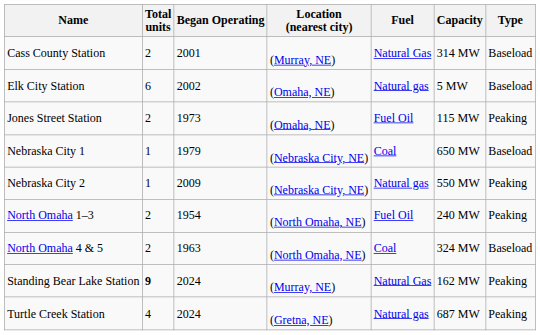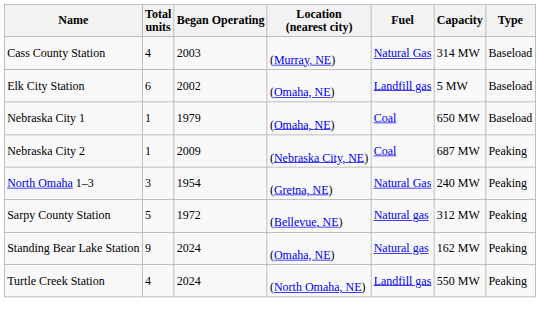(148, 53) 2 -> (148, 53) 4
(189, 53) 2001 -> (189, 53) 2003
(401, 85) Natural gas -> (402, 85) Landfill gas
- row: (54, 118)
(319, 157) (Nebraska City, NE) -> (302, 125) (Omaha, NE)
(401, 183) Natural gas -> (385, 150) Coal
(458, 183) 550 MW -> (458, 150) 687 MW
(148, 215) 2 -> (148, 183) 3
(318, 222) (North Omaha, NE) -> (301, 190) (Gretna, NE)
(394, 215) Fuel Oil -> (402, 183) Natural Gas
- row: (55, 248)
+ row: (59, 215)
(148, 281) bold -> (148, 248) normal
(303, 287) (Murray, NE) -> (302, 255) (Omaha, NE)
(402, 281) Natural Gas -> (401, 248) Natural gas
(301, 320) (Gretna, NE) -> (318, 287) (North Omaha, NE)
(401, 313) Natural gas -> (402, 281) Landfill gas
(458, 313) 687 MW -> (458, 281) 550 MW
